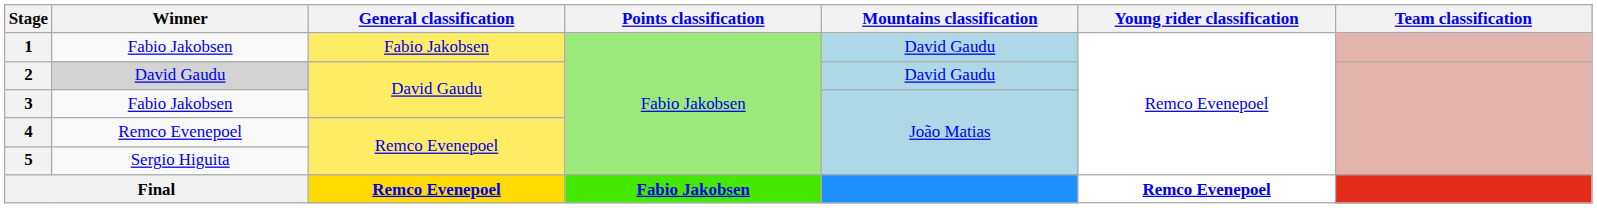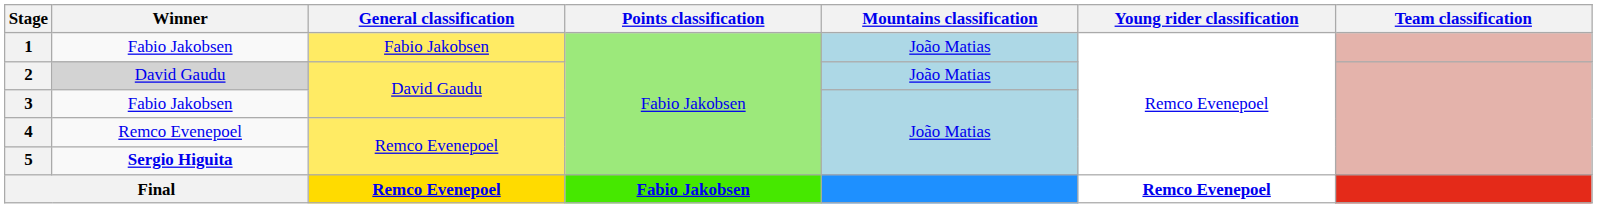(950, 47) David Gaudu -> (950, 47) João Matias
(950, 75) David Gaudu -> (950, 75) João Matias
(180, 160) normal -> (180, 160) bold
